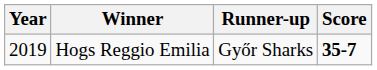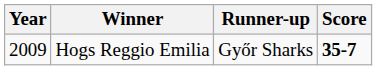(28, 49) 2019 -> (28, 49) 2009
